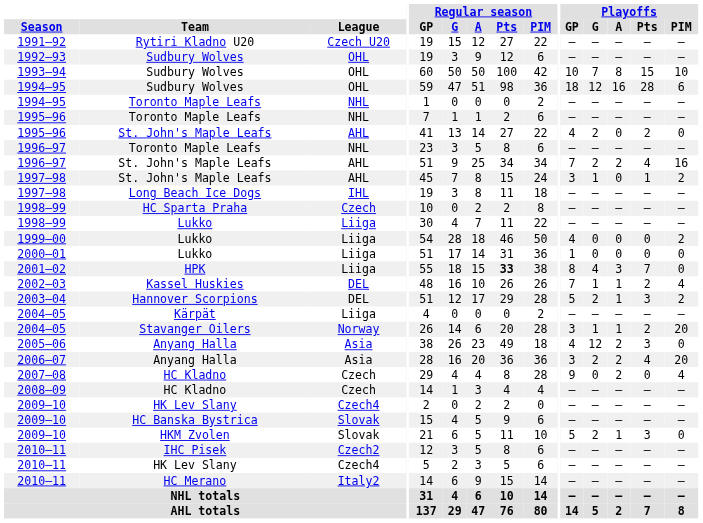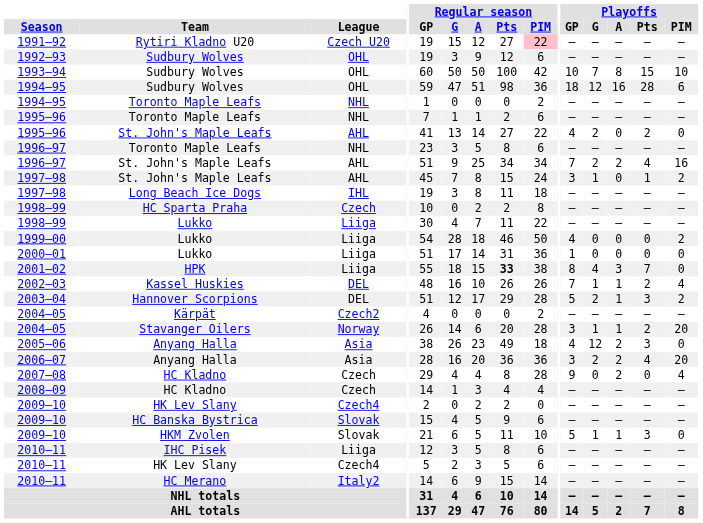(541, 42) no background -> (541, 42) pink background
(359, 314) Liiga -> (359, 314) Czech2
(595, 435) 2 -> (595, 435) 1
(359, 450) Czech2 -> (359, 450) Liiga
